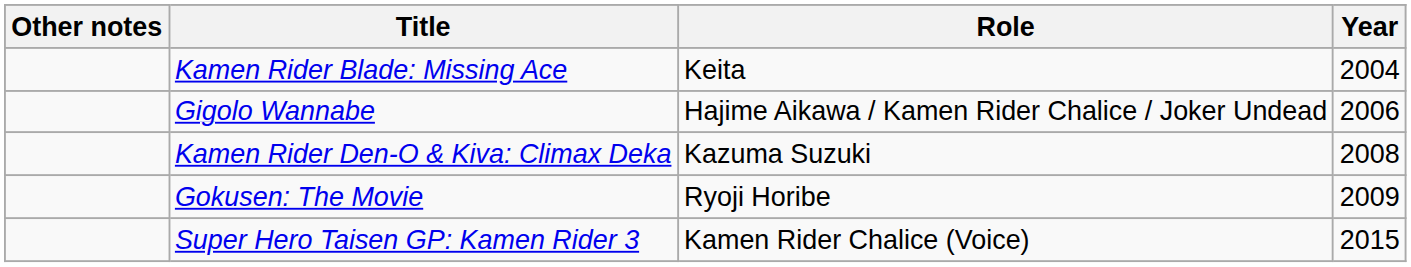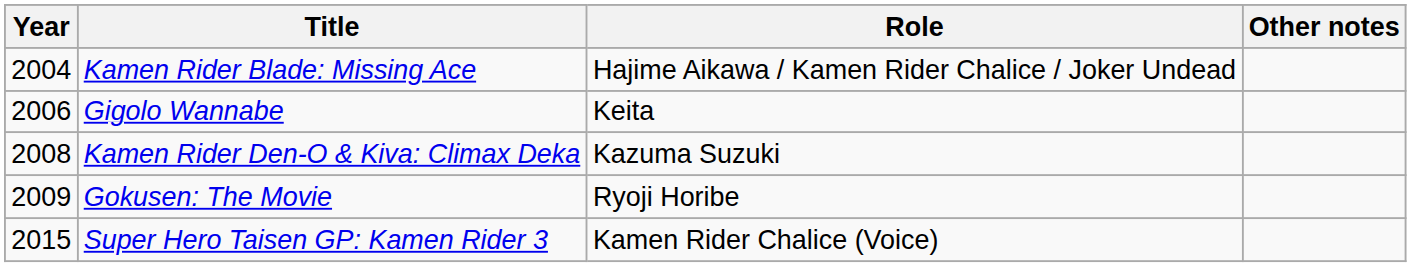columns swapped: (1370, 27) <-> (87, 27)
(715, 69) Keita -> (914, 69) Hajime Aikawa / Kamen Rider Chalice / Joker Undead
(1006, 112) Hajime Aikawa / Kamen Rider Chalice / Joker Undead -> (624, 112) Keita
